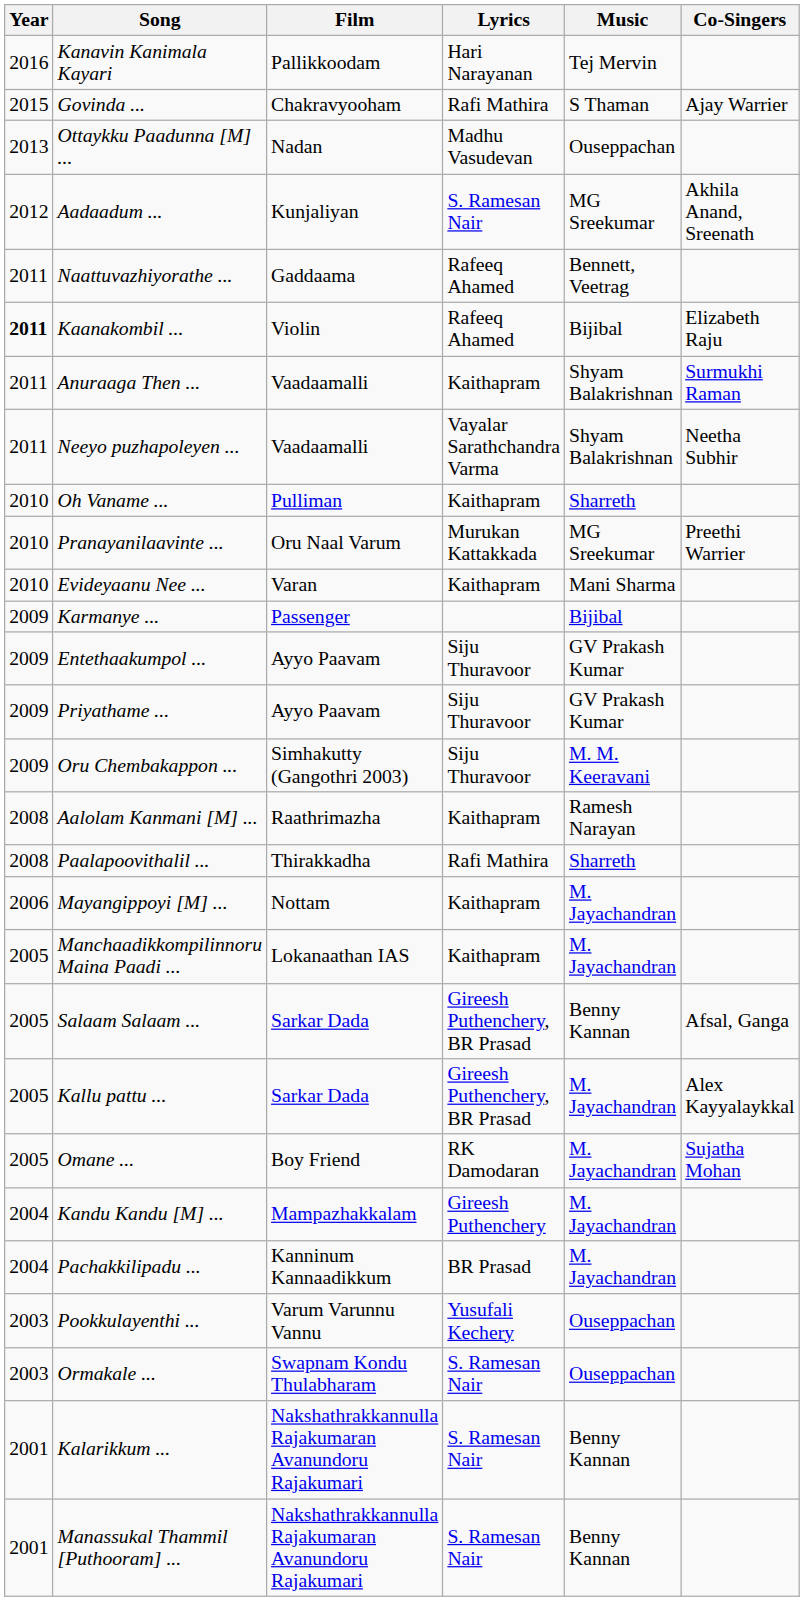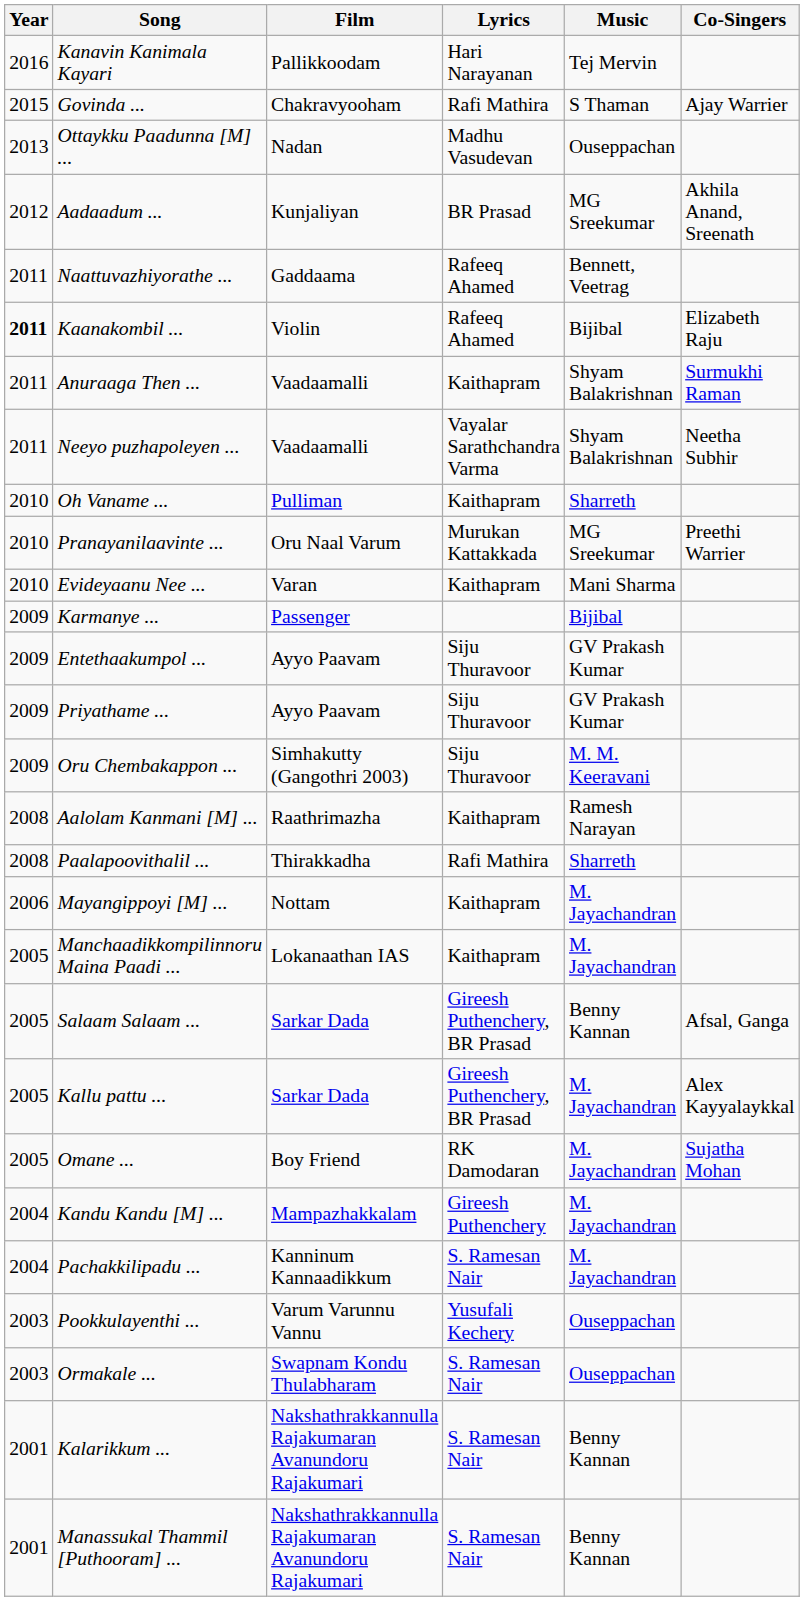(494, 211) S. Ramesan Nair -> (489, 211) BR Prasad
(489, 1267) BR Prasad -> (494, 1267) S. Ramesan Nair
